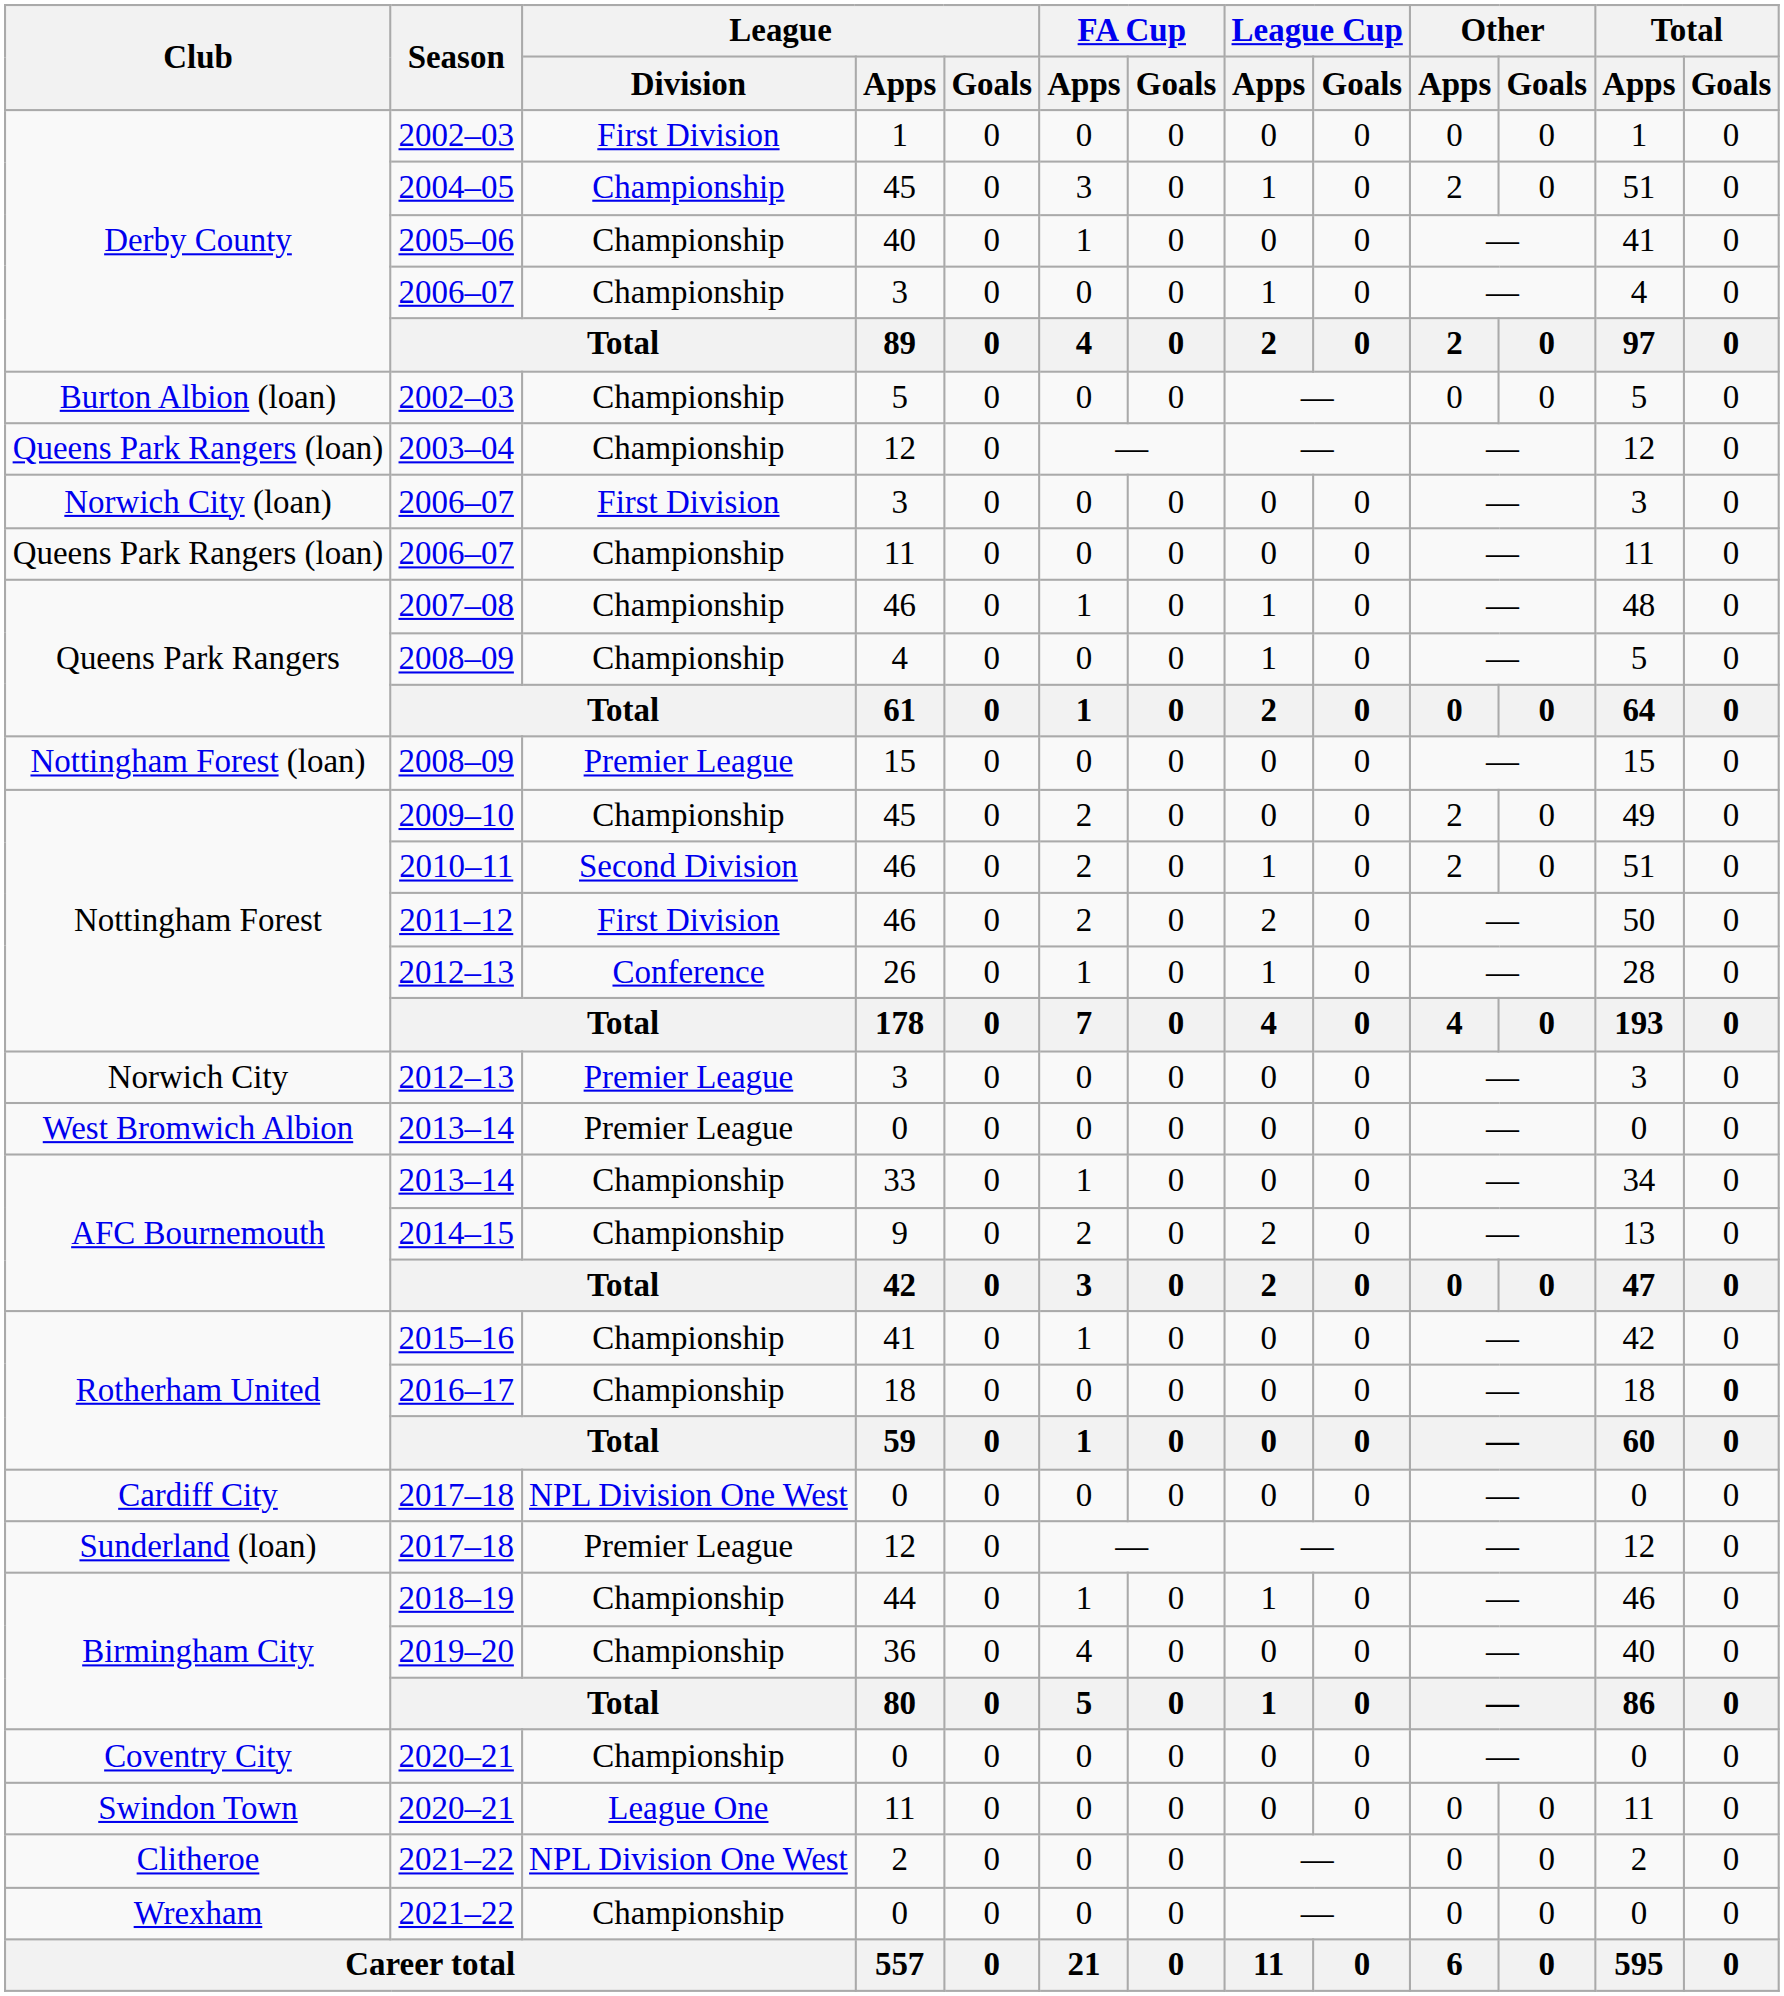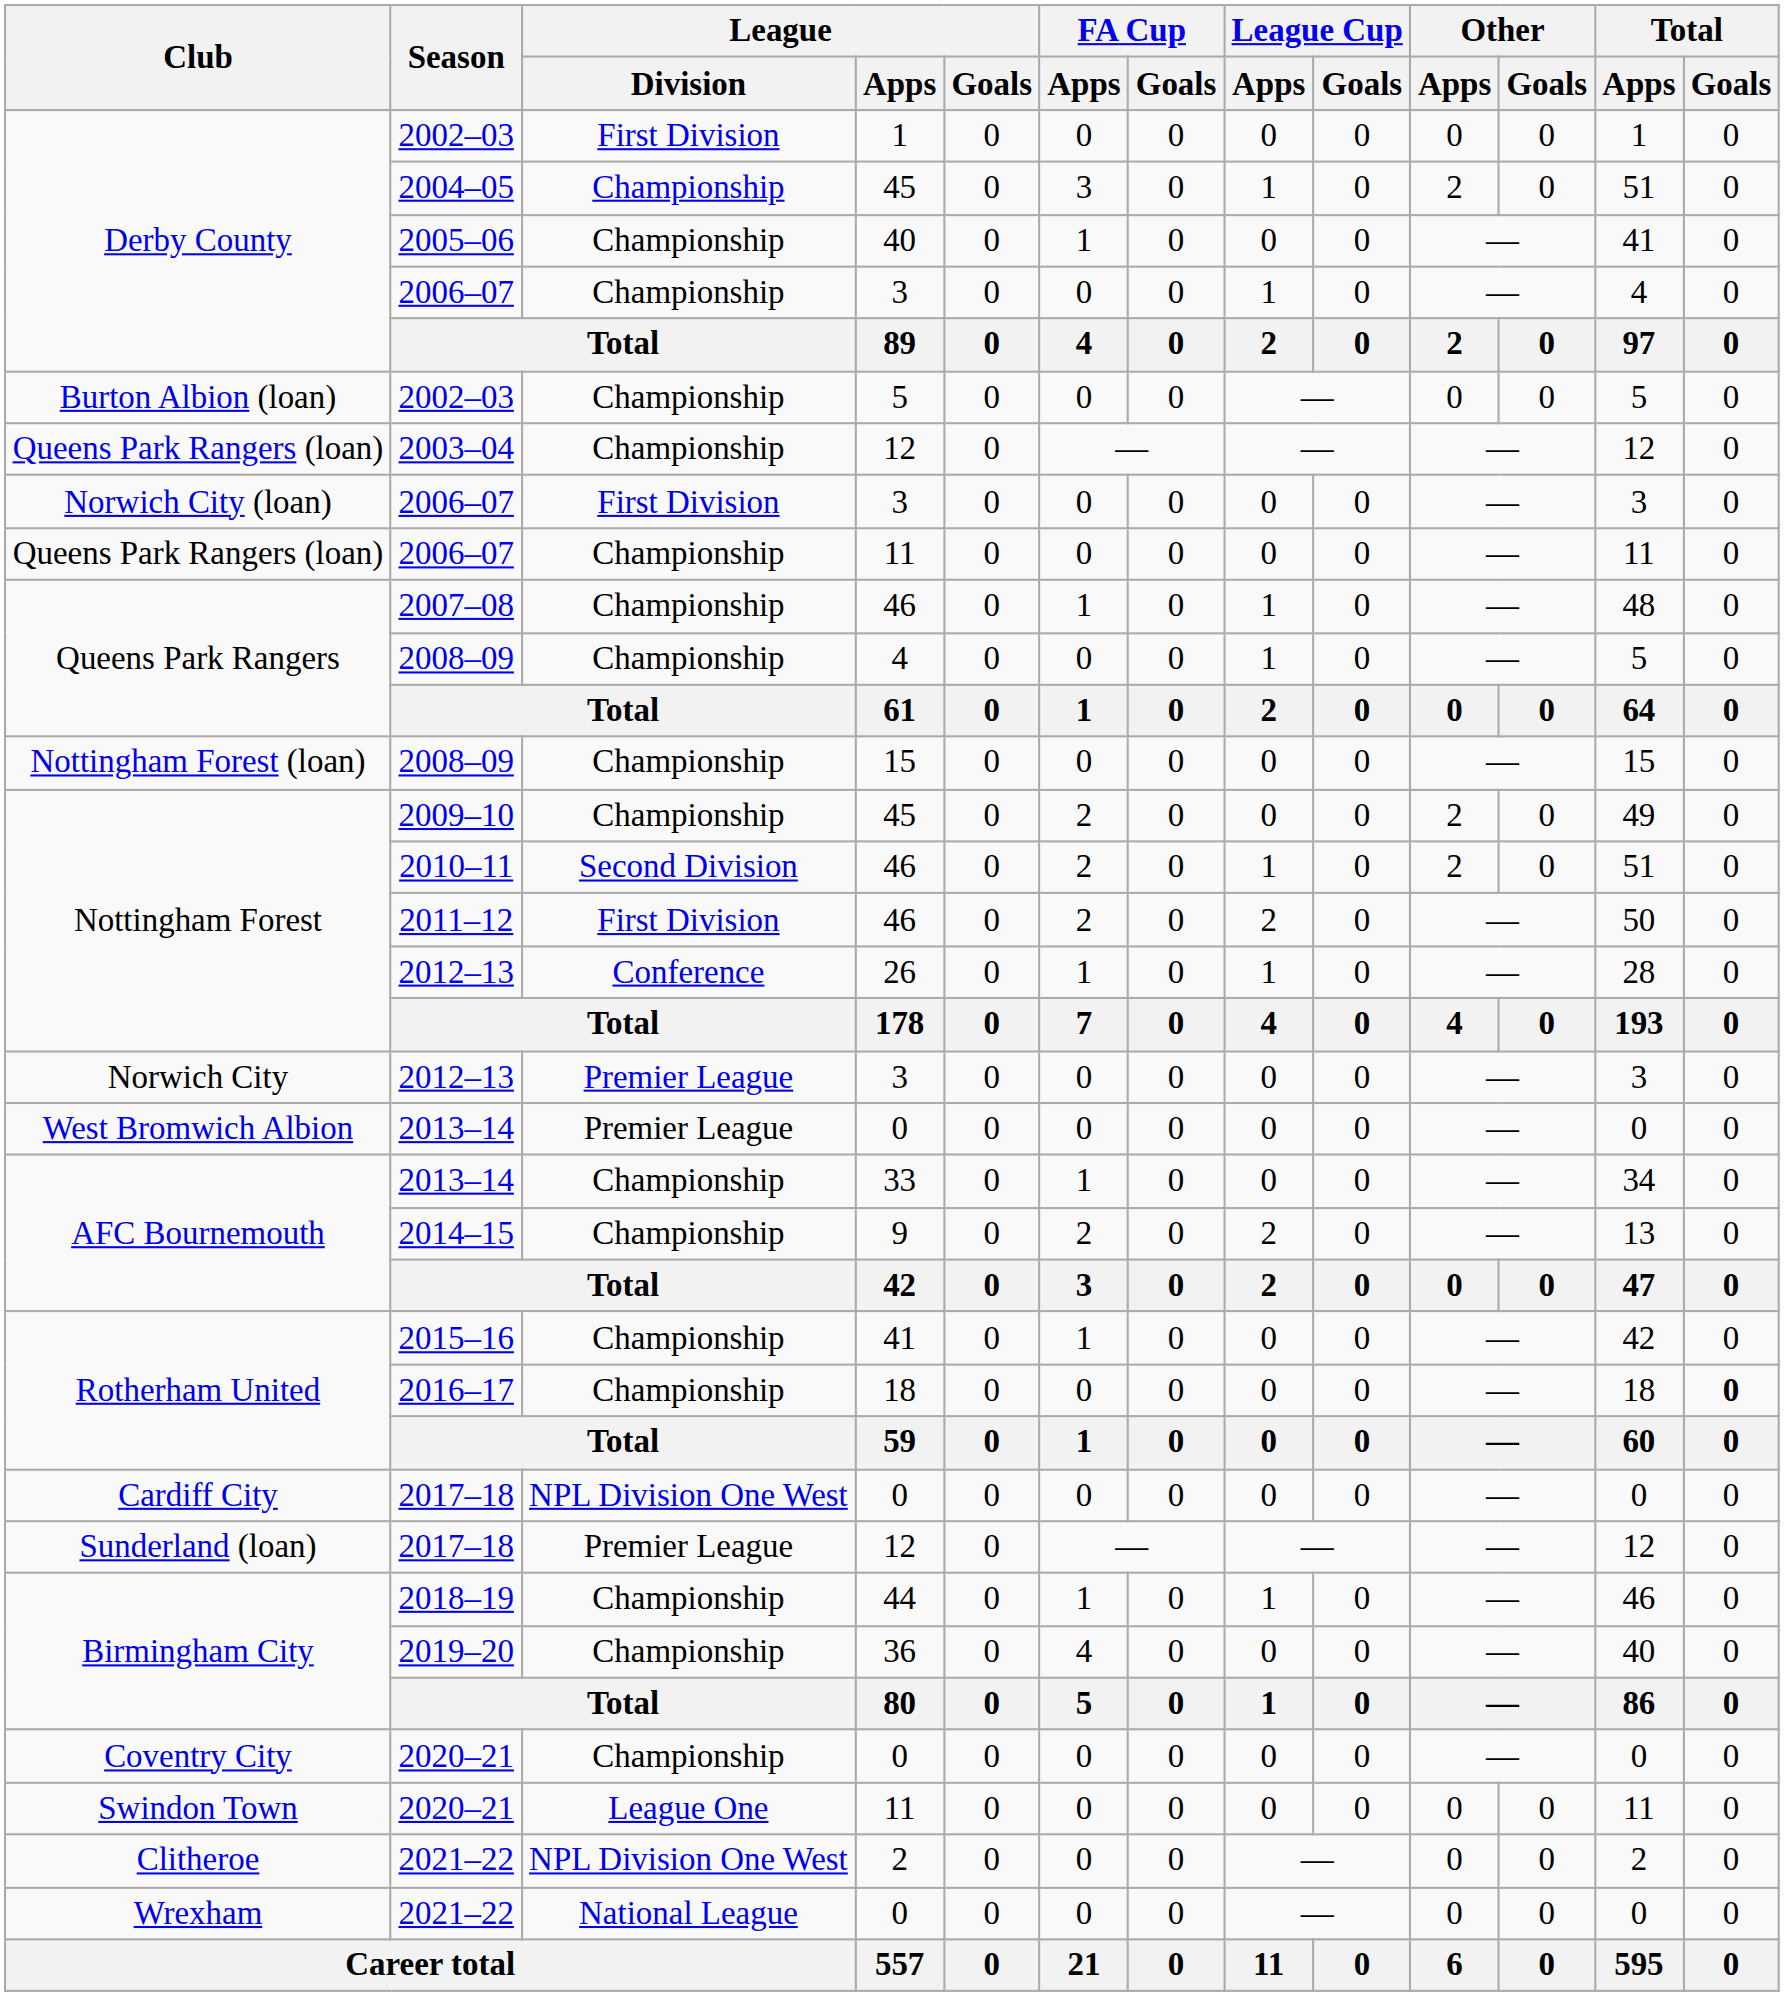(688, 762) Premier League -> (688, 762) Championship
(688, 1912) Championship -> (688, 1912) National League
